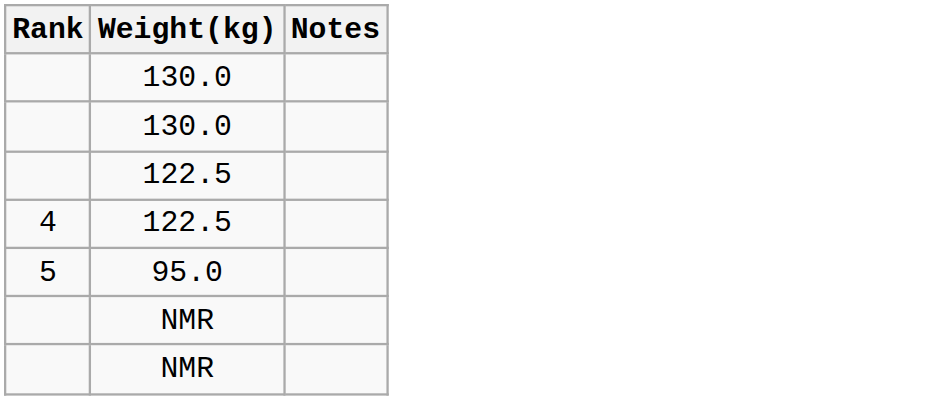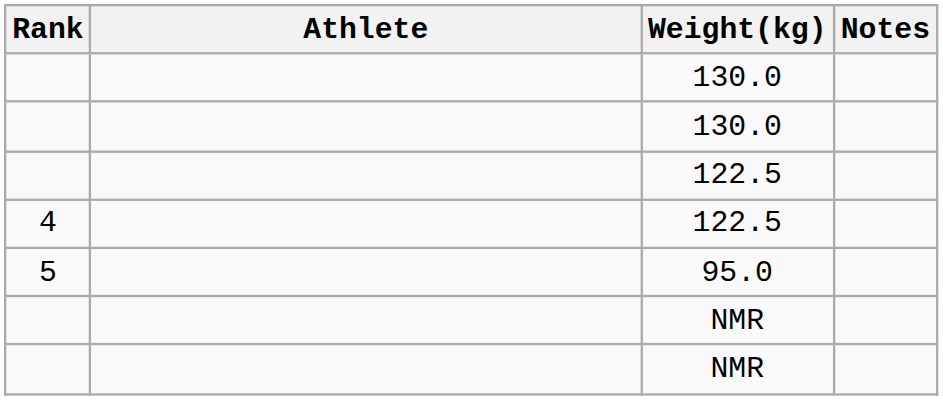+ column: (366, 29)
